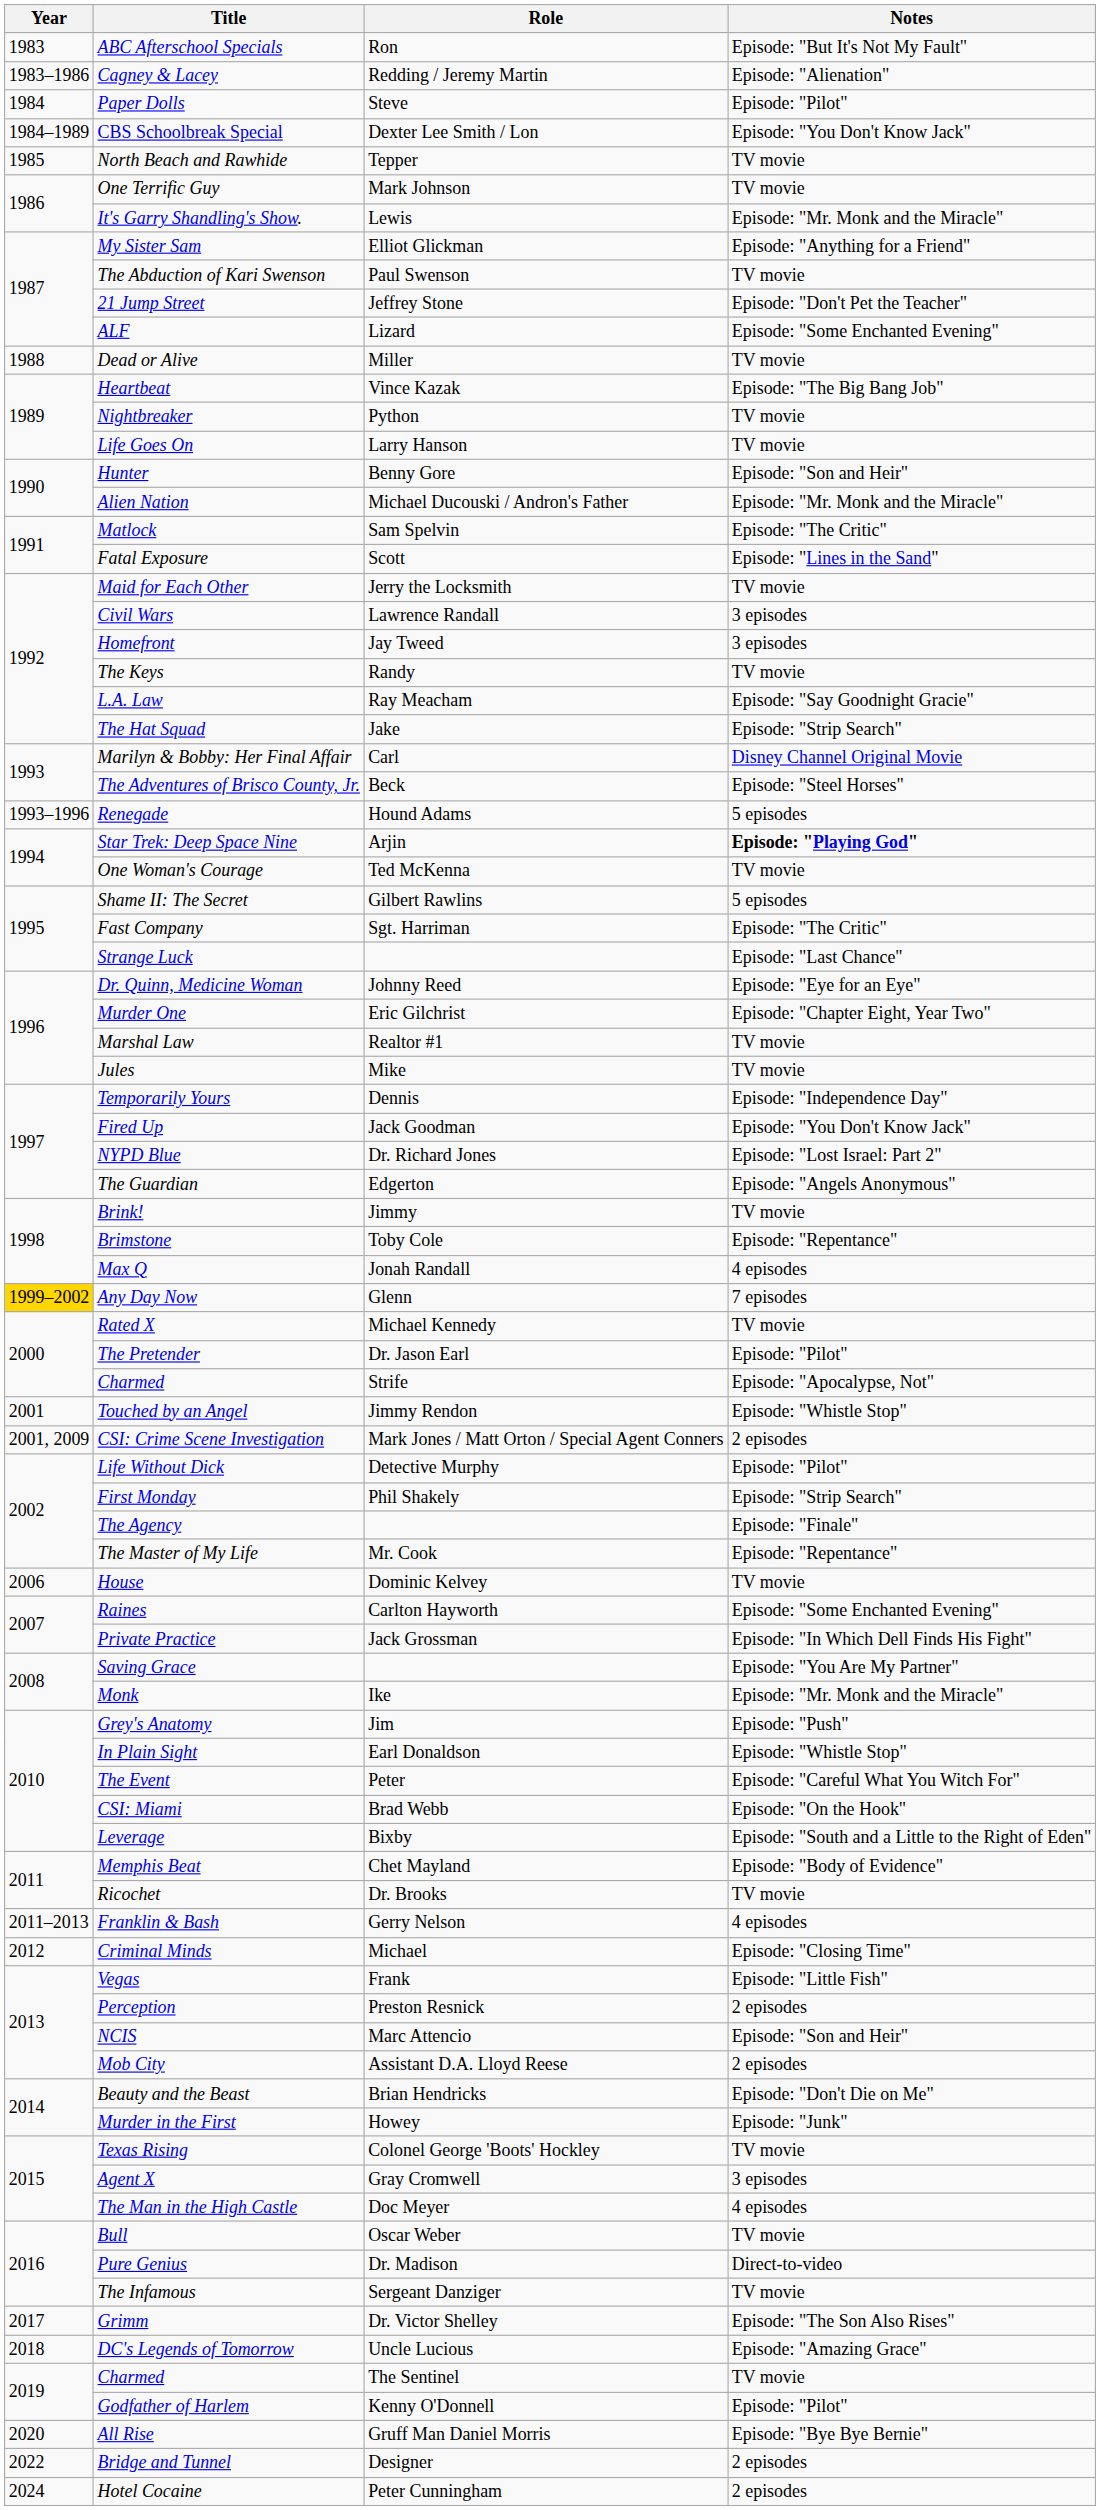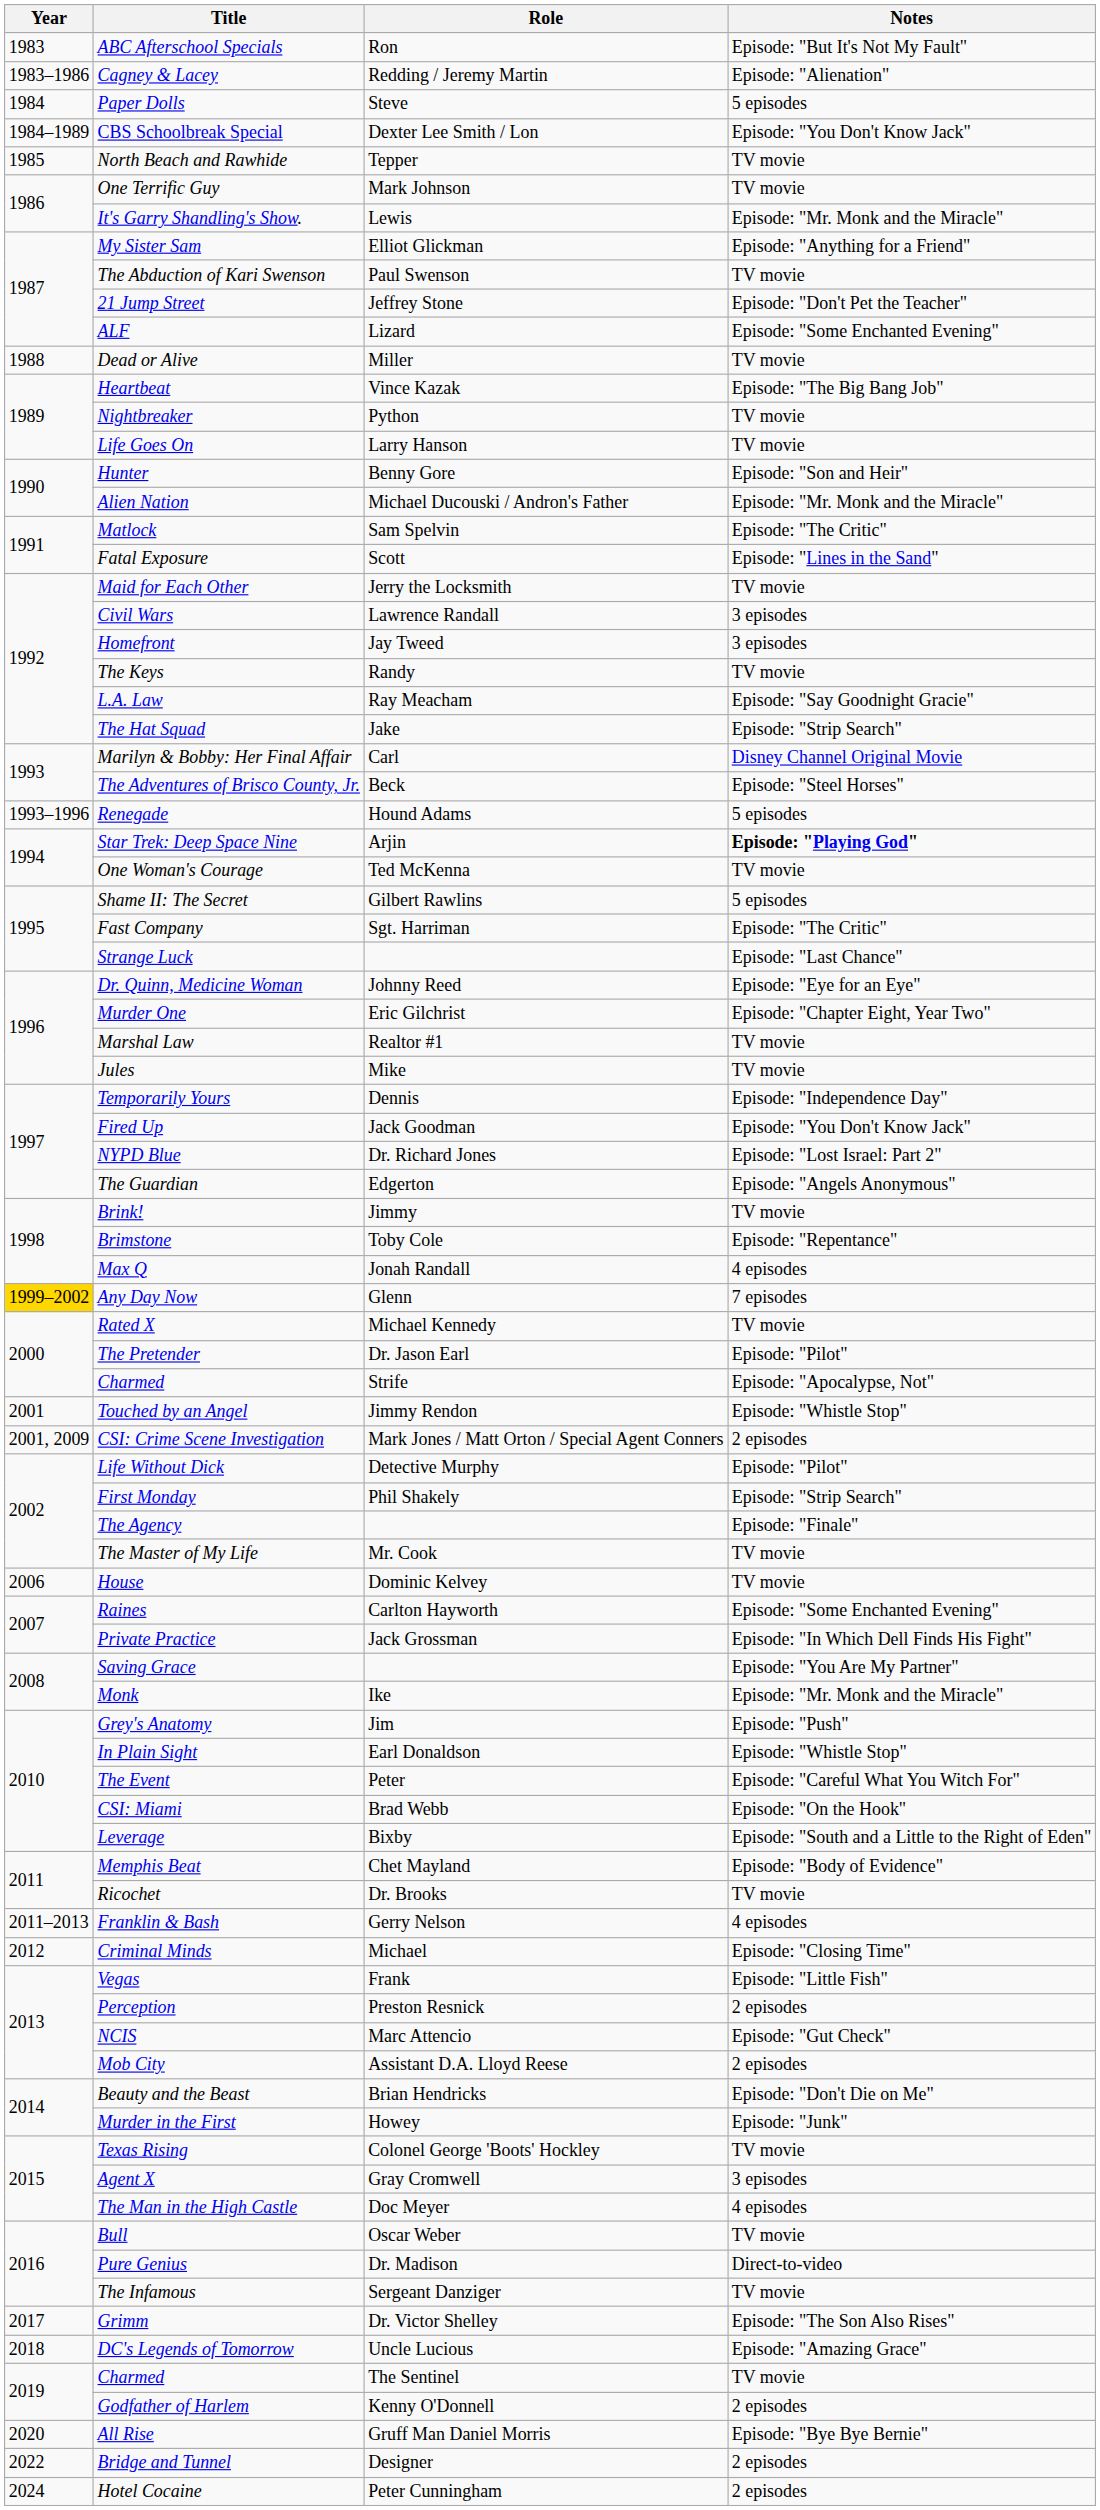(790, 103) Episode: "Pilot" -> (769, 103) 5 episodes
(814, 1553) Episode: "Repentance" -> (768, 1553) TV movie
(820, 2036) Episode: "Son and Heir" -> (811, 2036) Episode: "Gut Check"
(790, 2405) Episode: "Pilot" -> (769, 2405) 2 episodes
